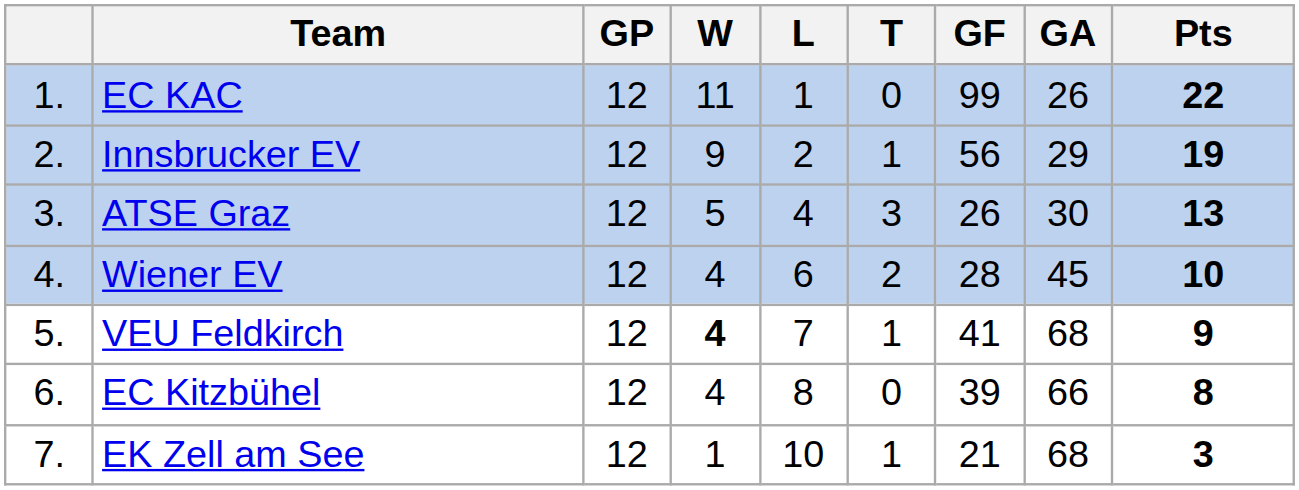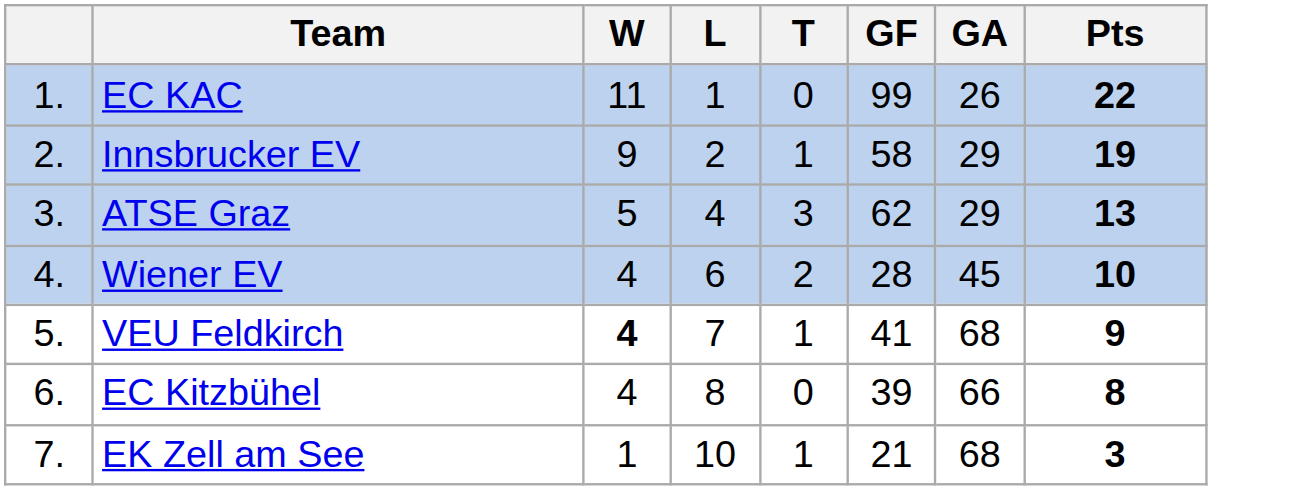- column: (627, 34)
(980, 154) 56 -> (891, 154) 58
(980, 214) 26 -> (891, 214) 62
(1068, 214) 30 -> (980, 214) 29
